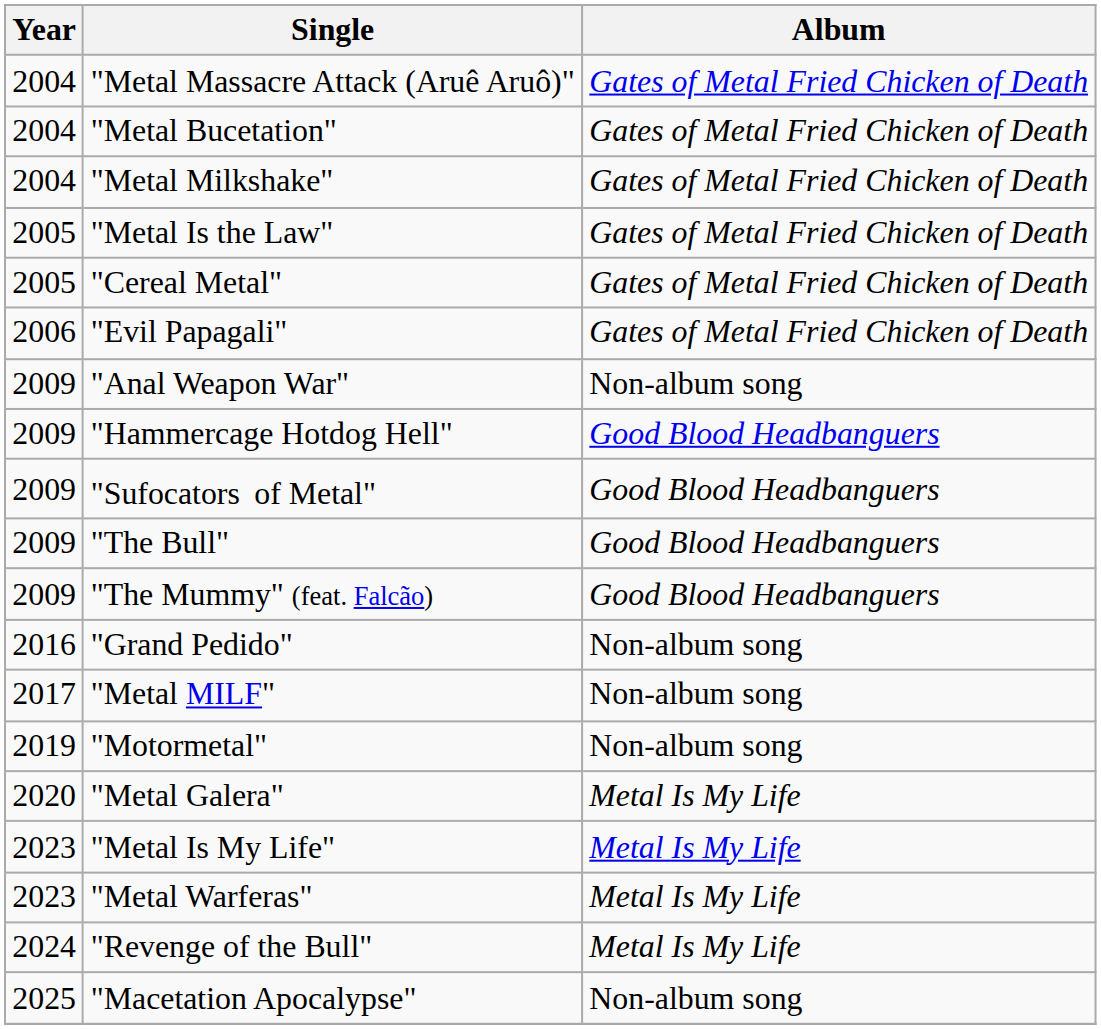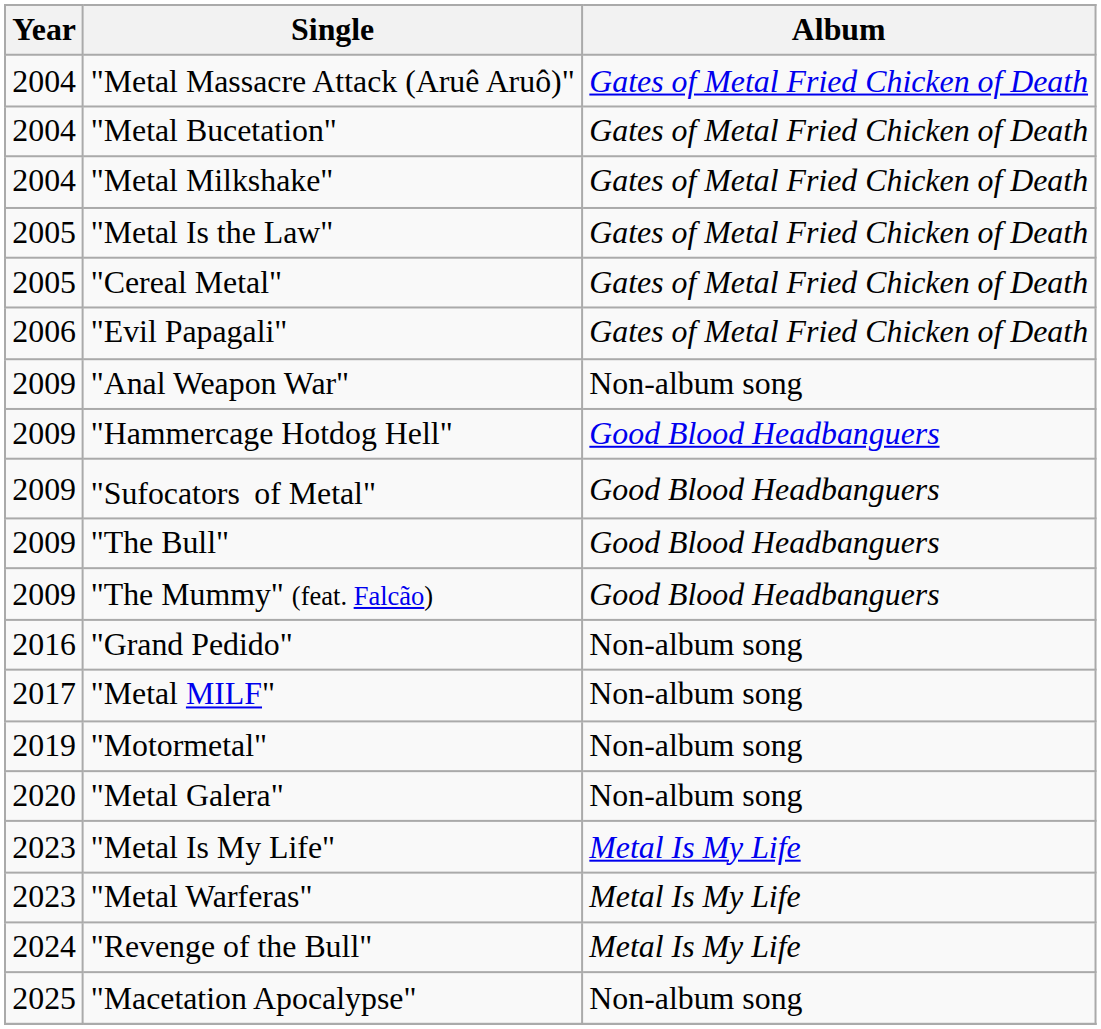(695, 795) Metal Is My Life -> (696, 795) Non-album song
